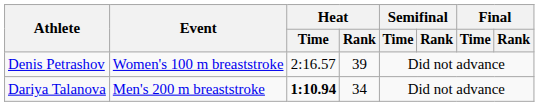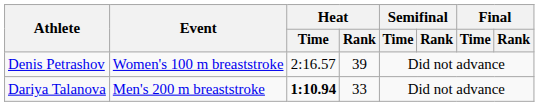(359, 89) 34 -> (359, 89) 33
